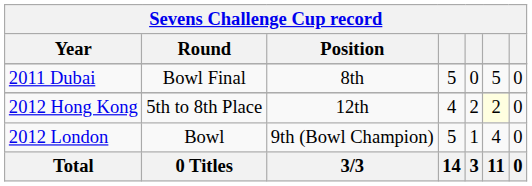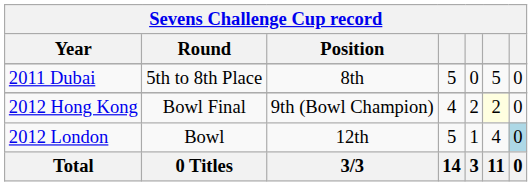(204, 78) Bowl Final -> (204, 78) 5th to 8th Place
(204, 107) 5th to 8th Place -> (204, 107) Bowl Final
(352, 107) 12th -> (352, 107) 9th (Bowl Champion)
(352, 136) 9th (Bowl Champion) -> (352, 136) 12th
(518, 136) no background -> (518, 136) lightblue background
